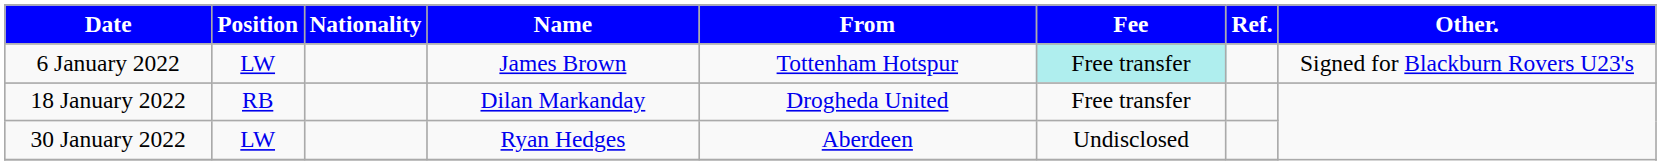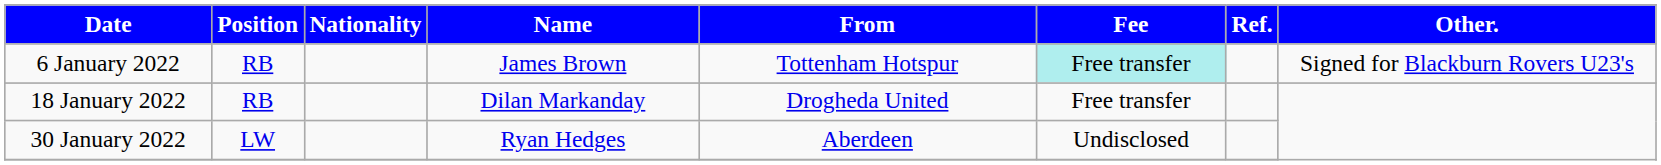(258, 62) LW -> (258, 62) RB
